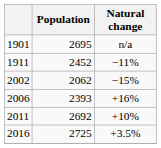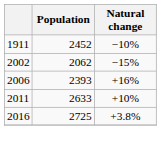- row: (18, 44)
(125, 62) −11% -> (125, 44) −10%
(80, 116) 2692 -> (80, 98) 2633
(125, 134) +3.5% -> (125, 116) +3.8%
